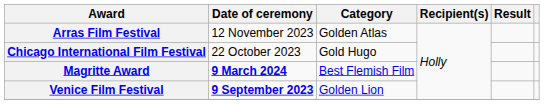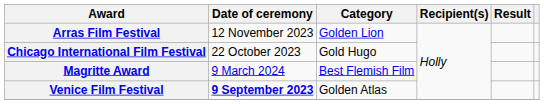(353, 33) Golden Atlas -> (351, 33) Golden Lion
(249, 71) bold -> (248, 71) normal
(351, 90) Golden Lion -> (353, 90) Golden Atlas
